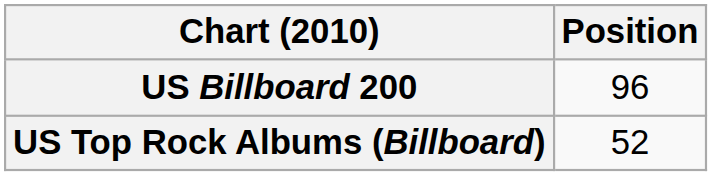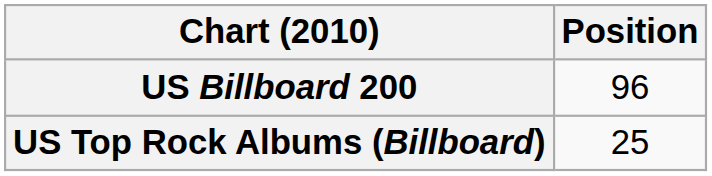(630, 142) 52 -> (630, 142) 25
